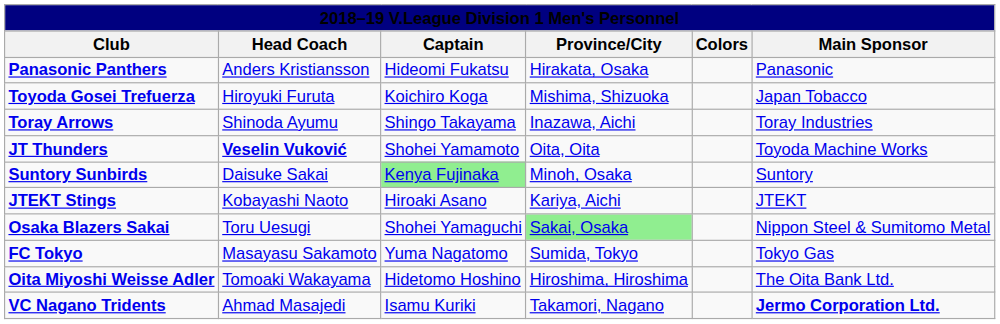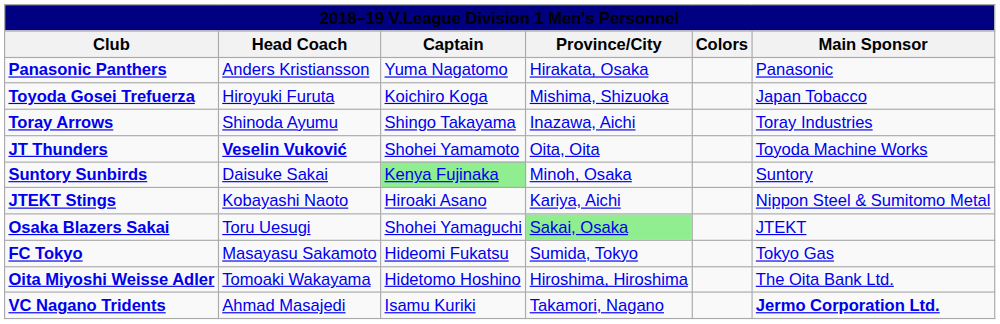(447, 70) Hideomi Fukatsu -> (446, 70) Yuma Nagatomo
(781, 201) JTEKT -> (873, 201) Nippon Steel & Sumitomo Metal
(873, 227) Nippon Steel & Sumitomo Metal -> (781, 227) JTEKT
(446, 254) Yuma Nagatomo -> (447, 254) Hideomi Fukatsu
